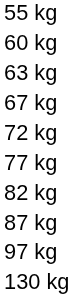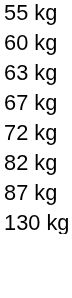- row: (31, 162)
- row: (31, 252)
